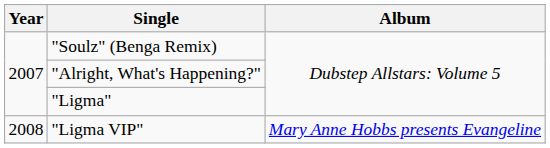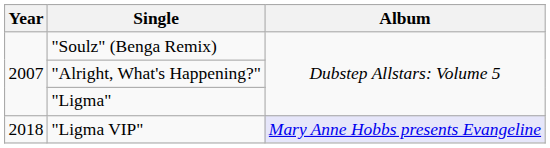(26, 128) 2008 -> (26, 128) 2018
(405, 128) no background -> (405, 128) lavender background
